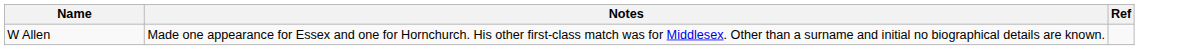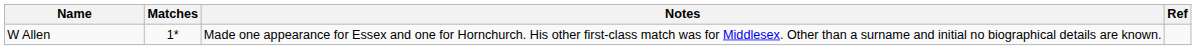+ column: (173, 14)
